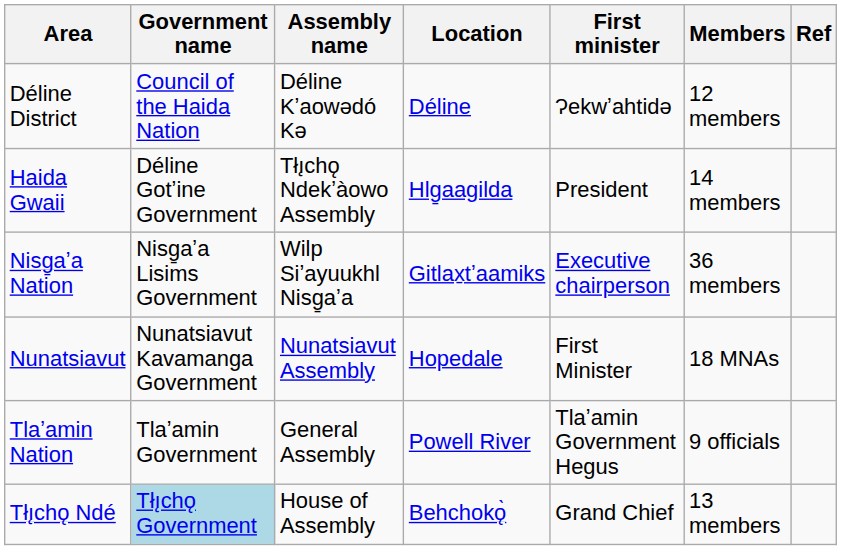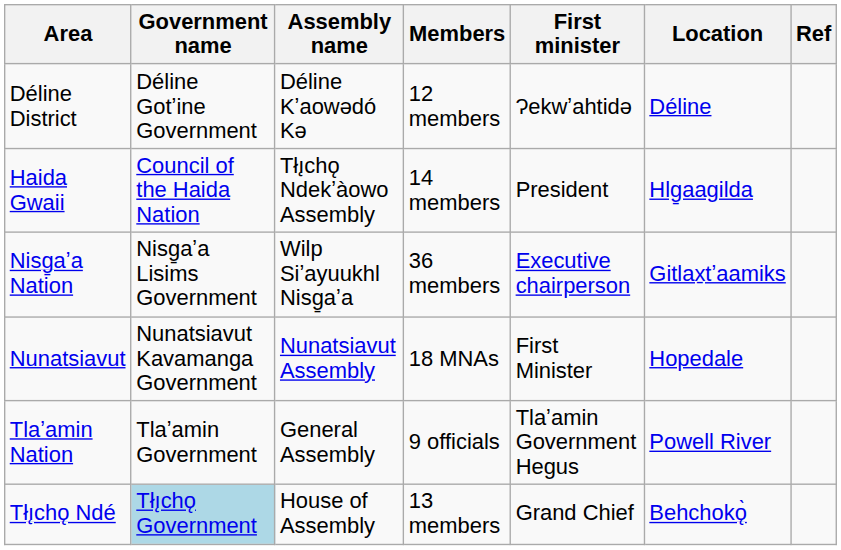columns swapped: (477, 34) <-> (737, 34)
(185, 105) Council of the Haida Nation -> (197, 105) Déline Gotʼine Government
(197, 190) Déline Gotʼine Government -> (185, 190) Council of the Haida Nation
